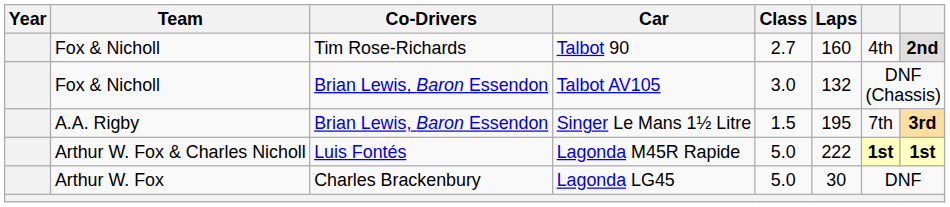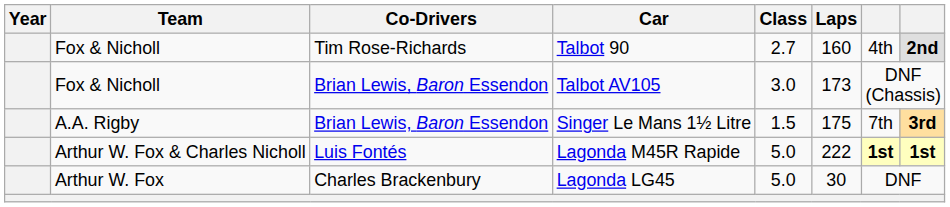(836, 85) 132 -> (836, 85) 173
(836, 124) 195 -> (836, 124) 175
